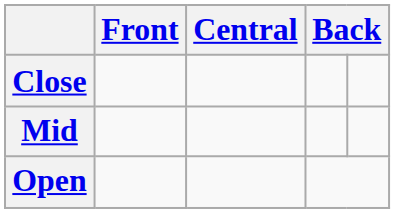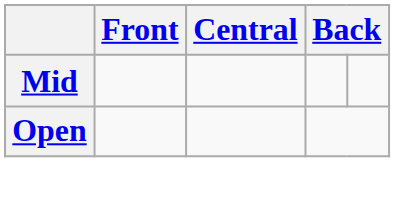- row: (49, 80)
